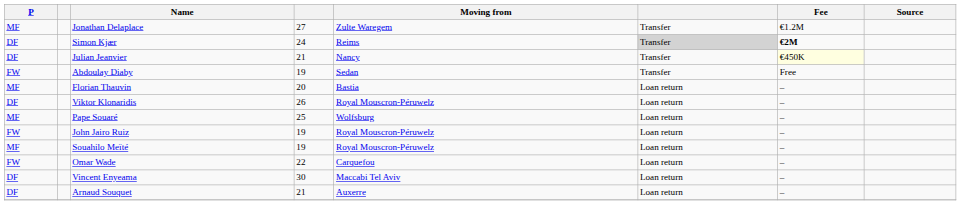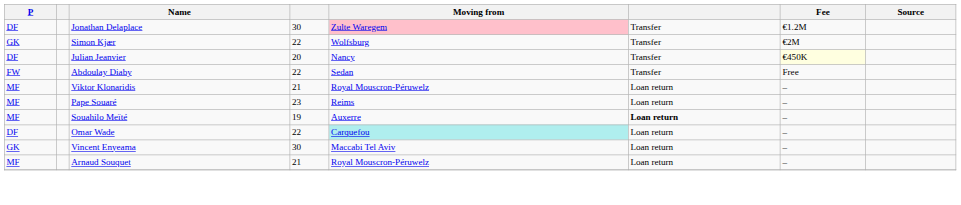(13, 27) MF -> (12, 27) DF
(301, 27) 27 -> (297, 27) 30
(364, 27) no background -> (359, 27) pink background
(12, 42) DF -> (13, 42) GK
(301, 42) 24 -> (297, 42) 22
(348, 42) Reims -> (350, 42) Wolfsburg
(655, 42) lightgrey background -> (646, 42) no background
(789, 42) bold -> (791, 42) normal
(301, 57) 21 -> (297, 57) 20
(301, 72) 19 -> (297, 72) 22
- row: (102, 87)
(12, 102) DF -> (13, 87) MF
(301, 102) 26 -> (297, 87) 21
(301, 117) 25 -> (297, 102) 23
(355, 117) Wolfsburg -> (343, 102) Reims
- row: (101, 132)
(385, 147) Royal Mouscron-Péruwelz -> (346, 117) Auxerre
(661, 147) normal -> (654, 117) bold
(13, 162) FW -> (12, 132) DF
(355, 162) no background -> (350, 132) paleturquoise background
(12, 177) DF -> (13, 147) GK
(12, 192) DF -> (13, 162) MF
(351, 192) Auxerre -> (380, 162) Royal Mouscron-Péruwelz
